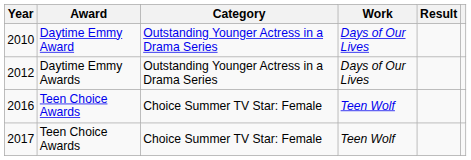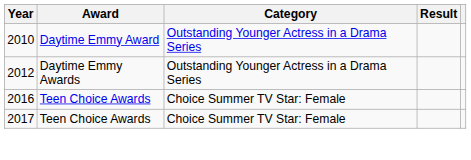- column: (378, 14)
